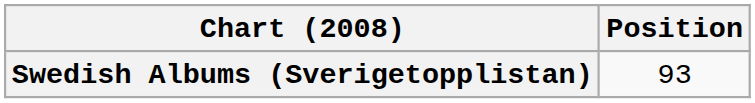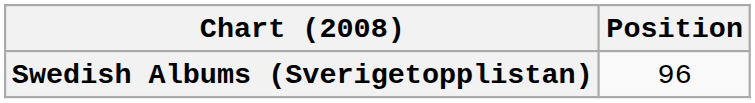(675, 75) 93 -> (675, 75) 96
